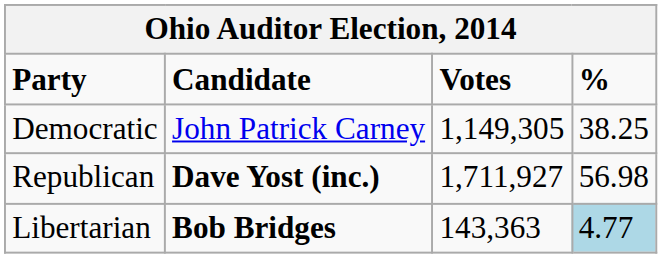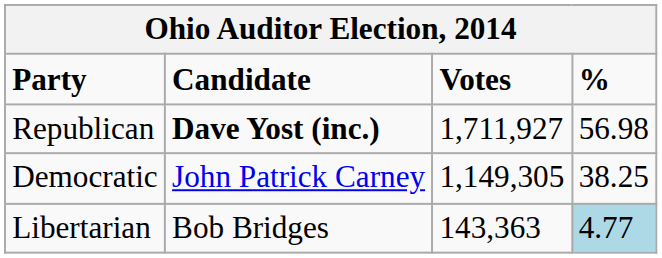rows swapped: (83, 177) <-> (85, 128)
(254, 227) bold -> (251, 227) normal
